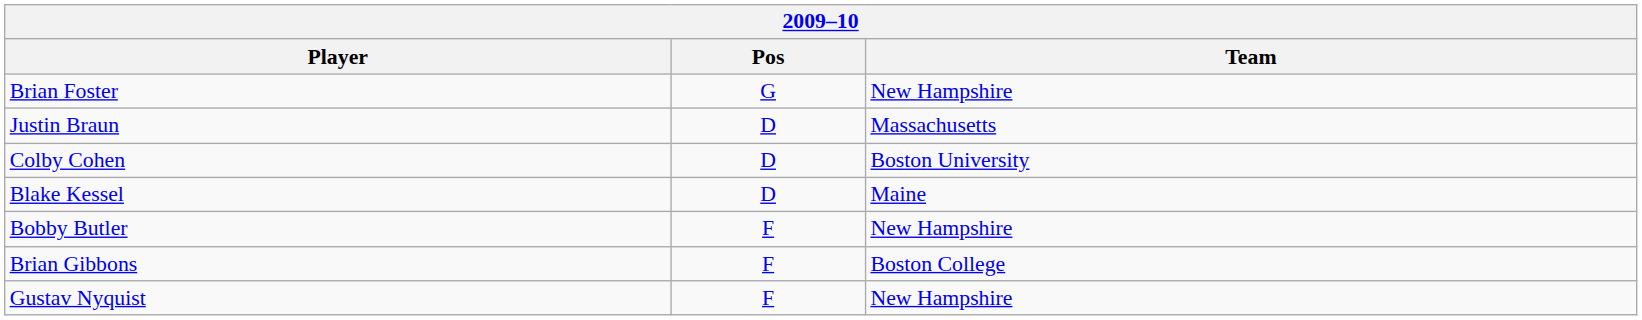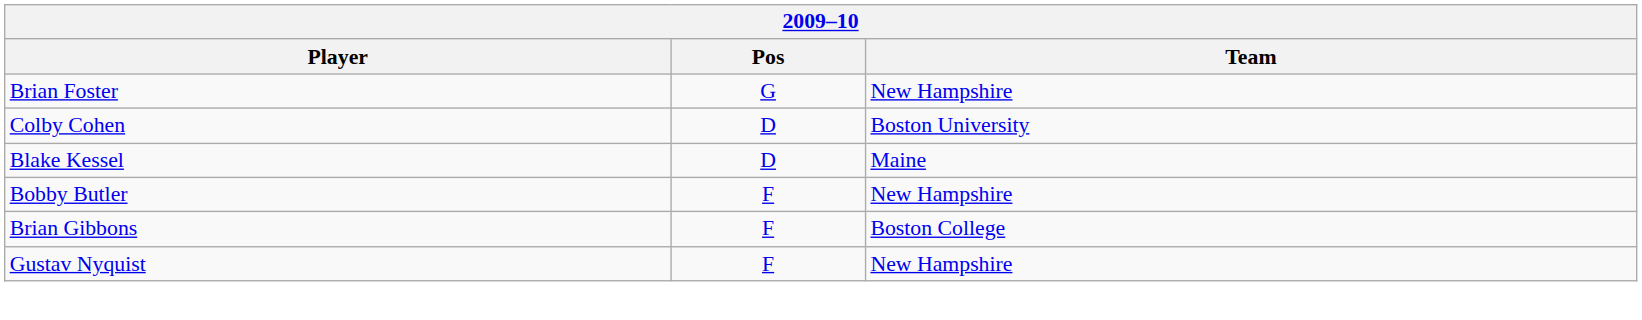- row: (64, 125)
